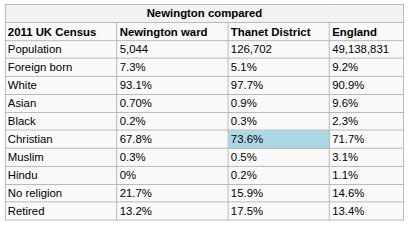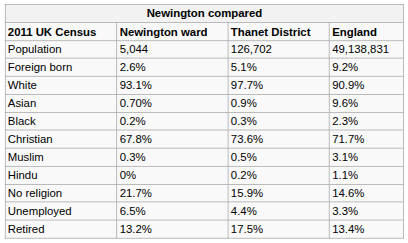(133, 68) 7.3% -> (133, 68) 2.6%
(247, 140) lightblue background -> (247, 140) no background
+ row: (40, 211)
